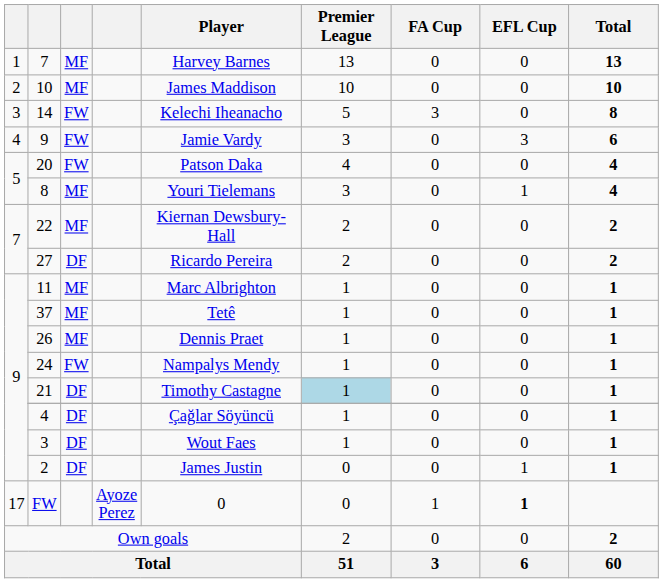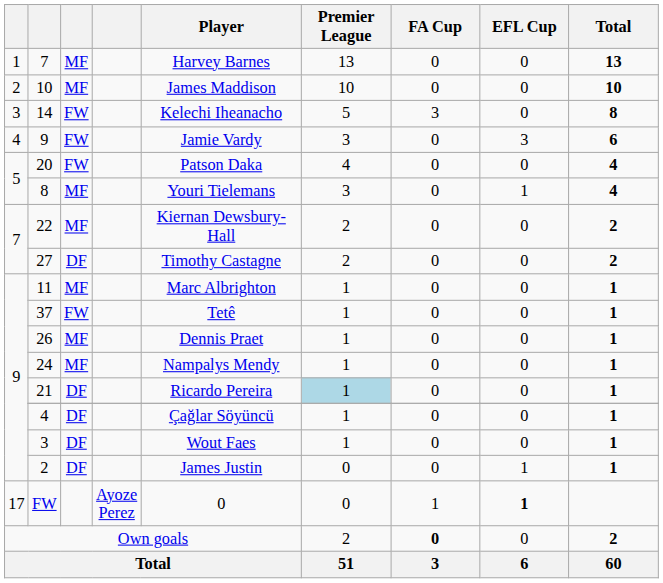(221, 261) Ricardo Pereira -> (221, 261) Timothy Castagne
(76, 312) MF -> (76, 312) FW
(76, 364) FW -> (76, 364) MF
(221, 390) Timothy Castagne -> (221, 390) Ricardo Pereira
(435, 538) normal -> (435, 538) bold
